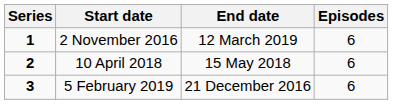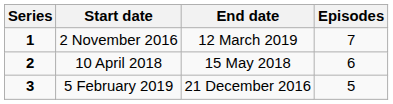(351, 39) 6 -> (351, 39) 7
(351, 87) 6 -> (351, 87) 5
